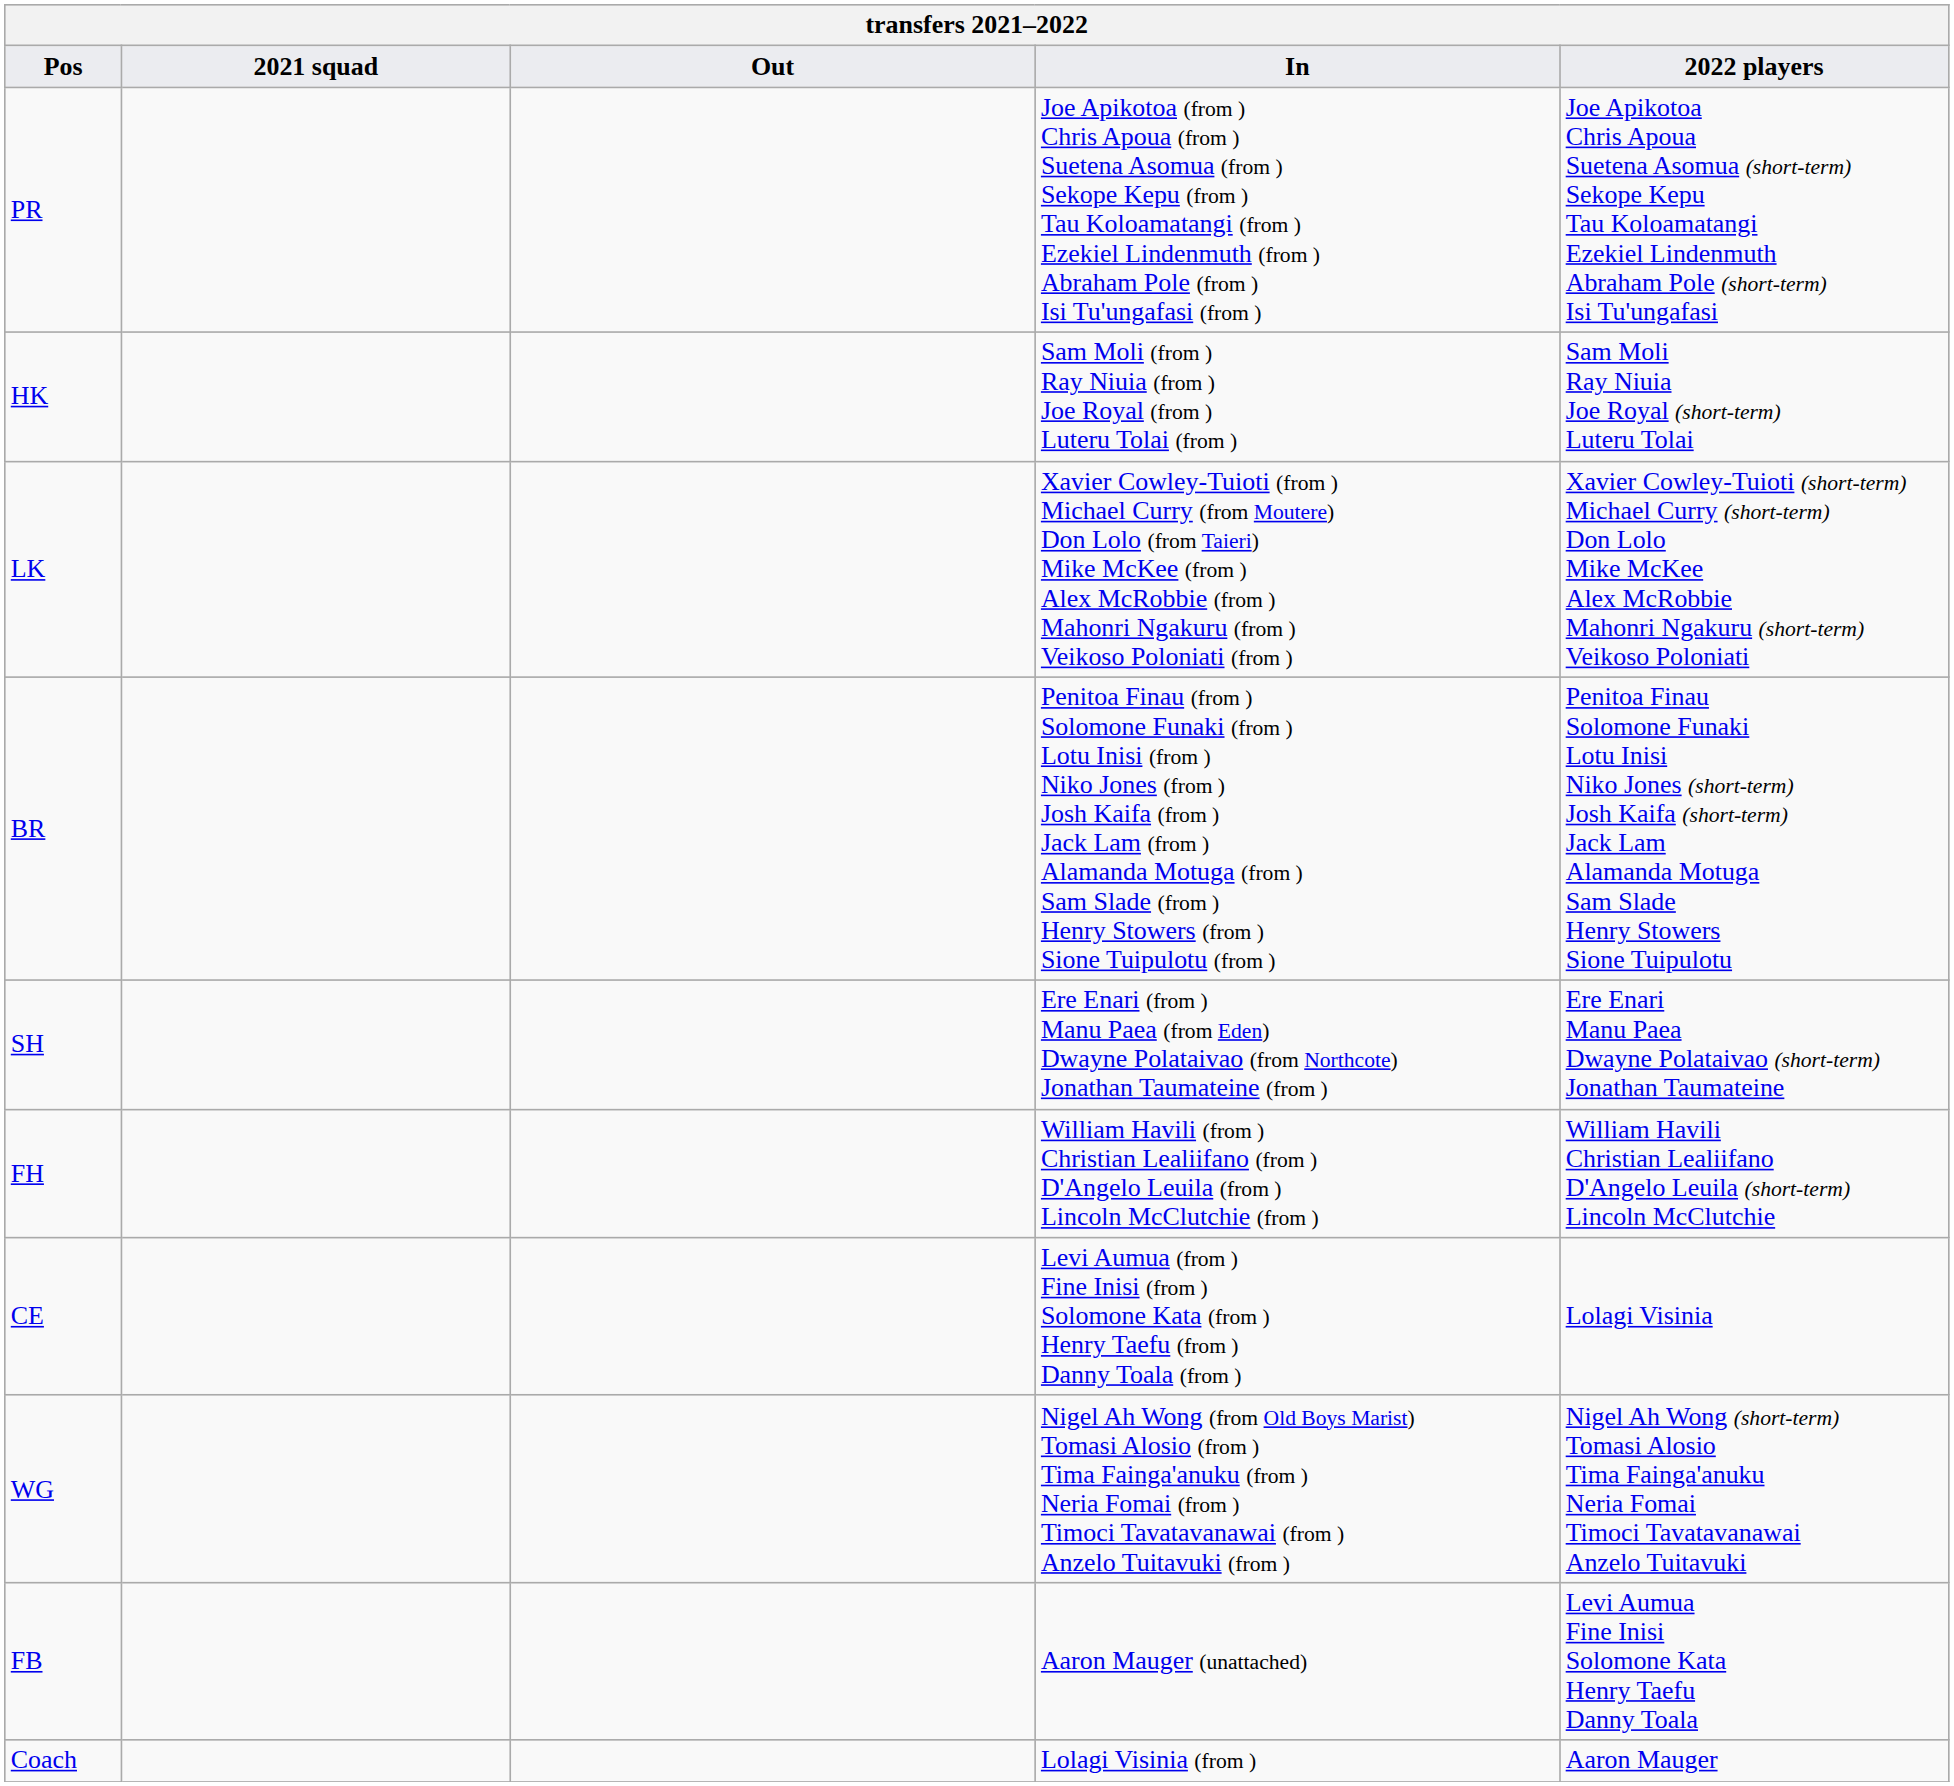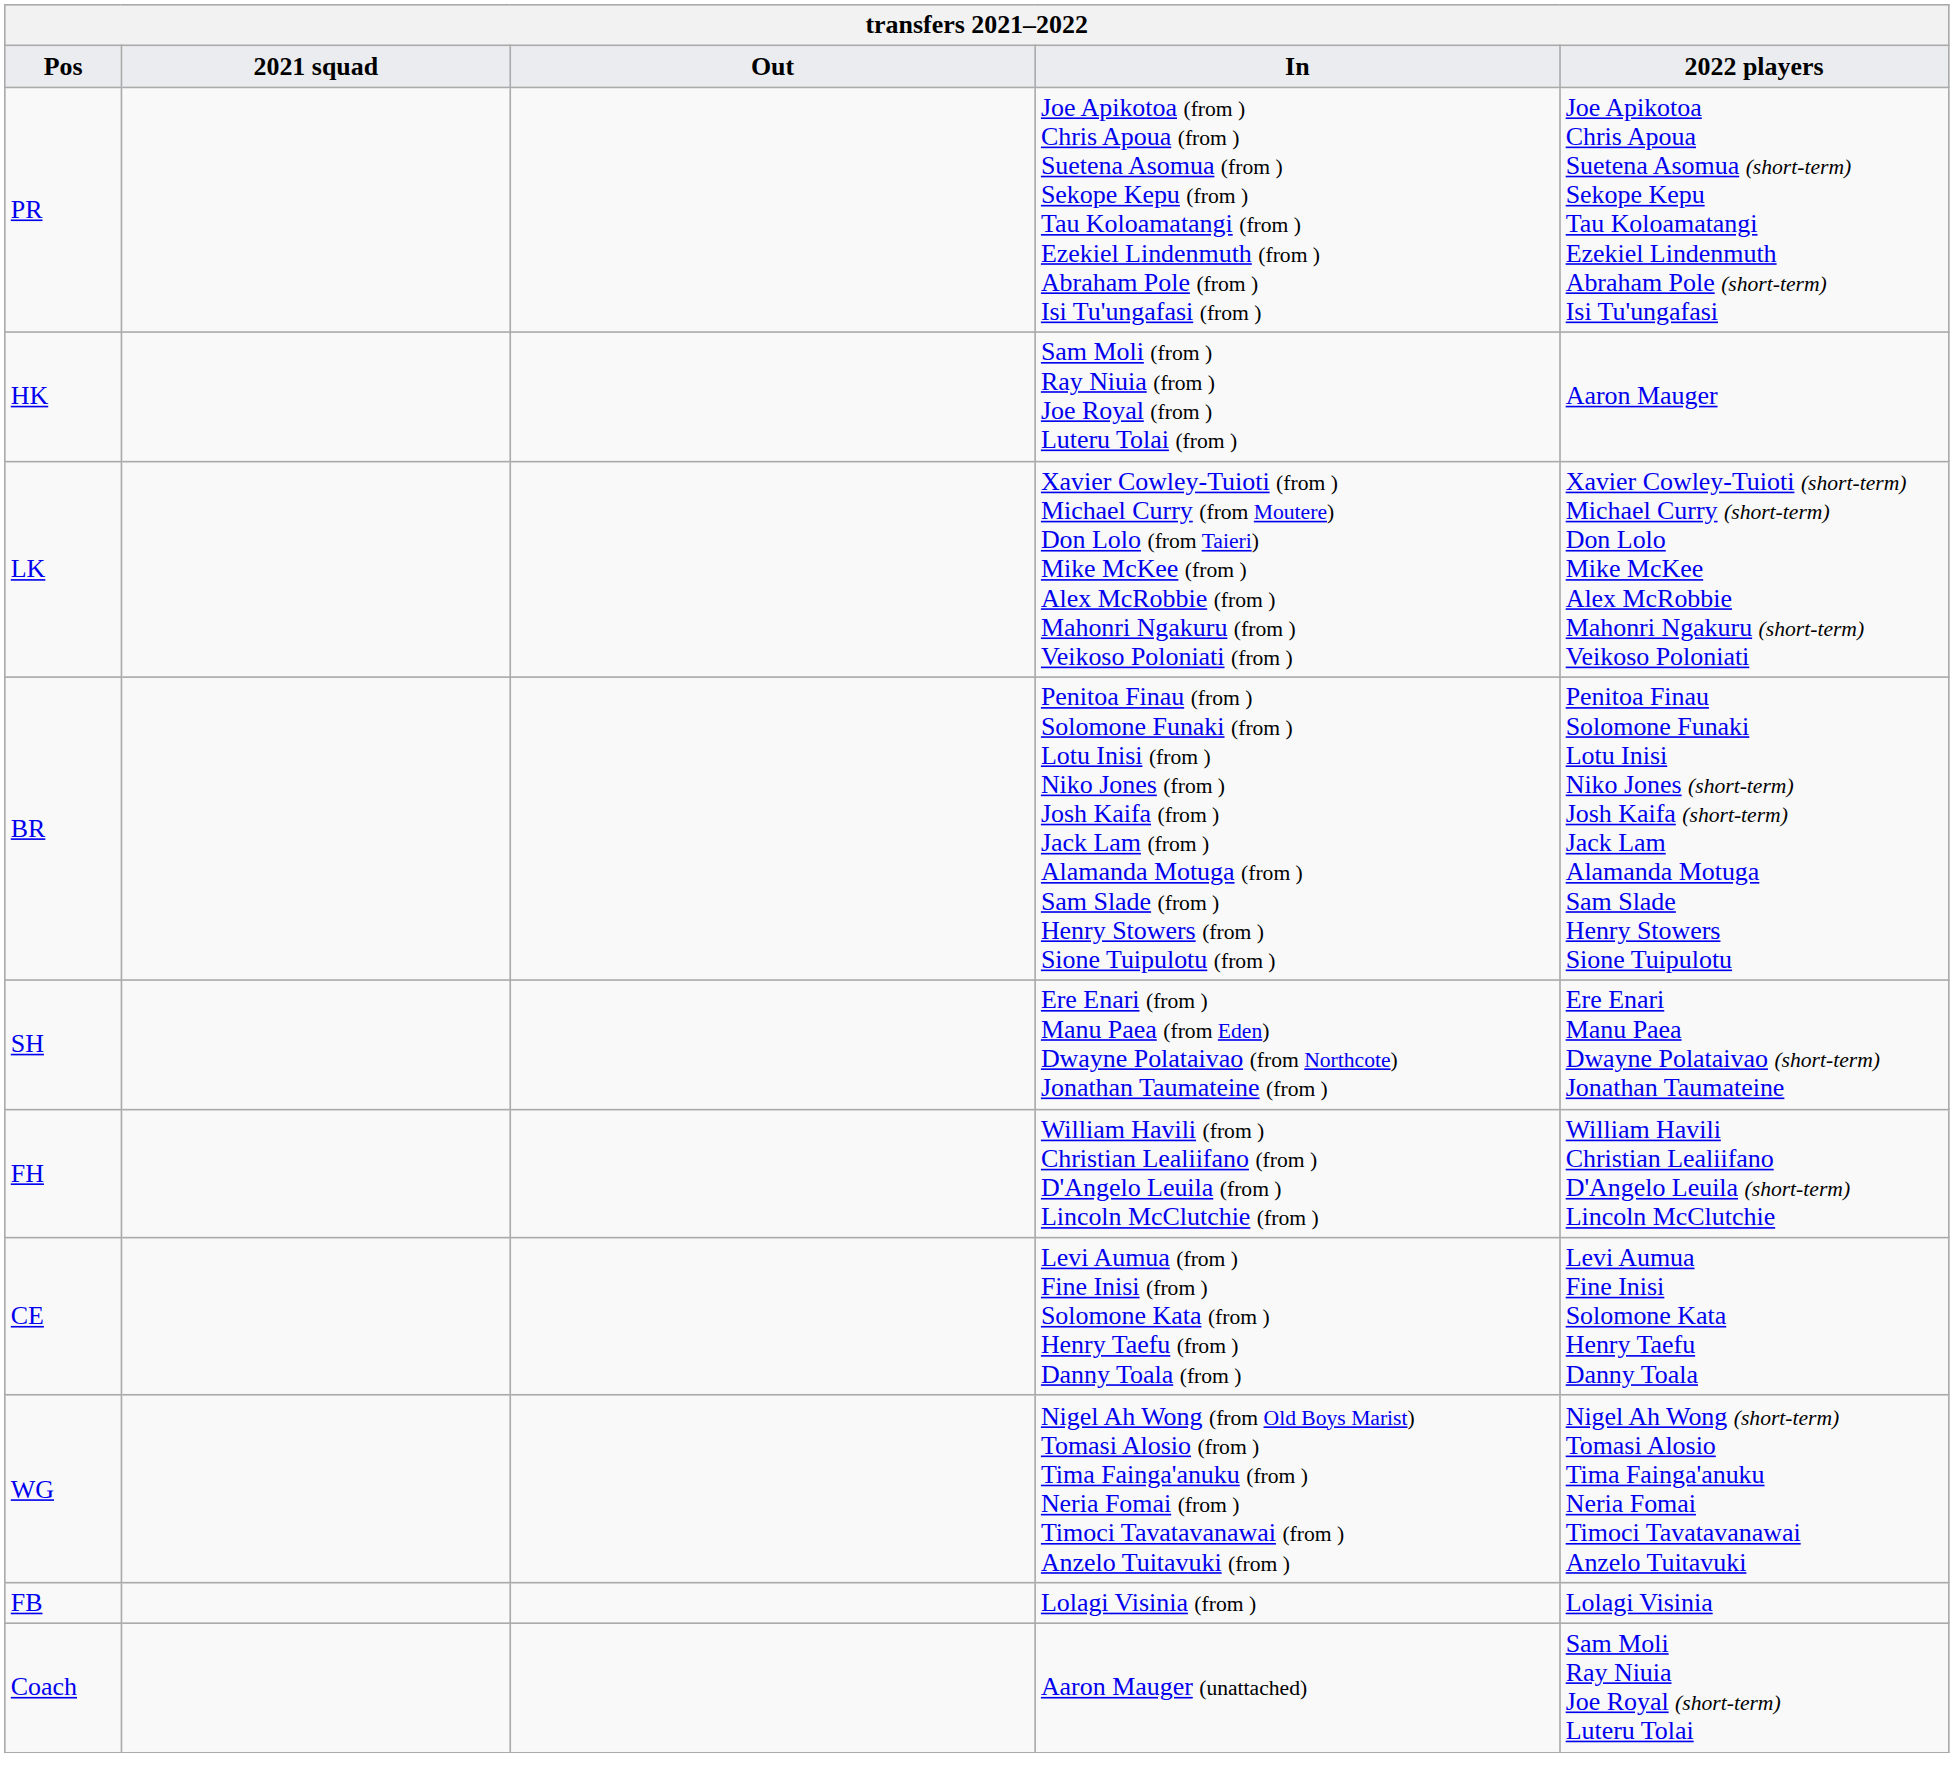(1673, 396) Sam Moli Ray Niuia Joe Royal (short-term) Luteru Tolai -> (1642, 396) Aaron Mauger
(1639, 1316) Lolagi Visinia -> (1646, 1316) Levi Aumua Fine Inisi Solomone Kata Henry Taefu Danny Toala
(1174, 1660) Aaron Mauger (unattached) -> (1149, 1602) Lolagi Visinia (from )
(1646, 1660) Levi Aumua Fine Inisi Solomone Kata Henry Taefu Danny Toala -> (1639, 1602) Lolagi Visinia
(1149, 1760) Lolagi Visinia (from ) -> (1174, 1687) Aaron Mauger (unattached)
(1642, 1760) Aaron Mauger -> (1673, 1687) Sam Moli Ray Niuia Joe Royal (short-term) Luteru Tolai
